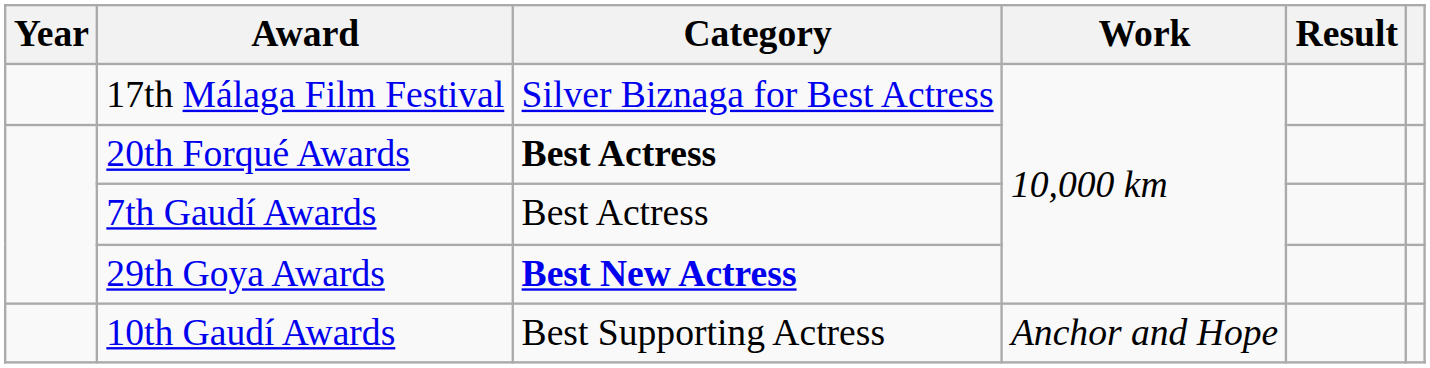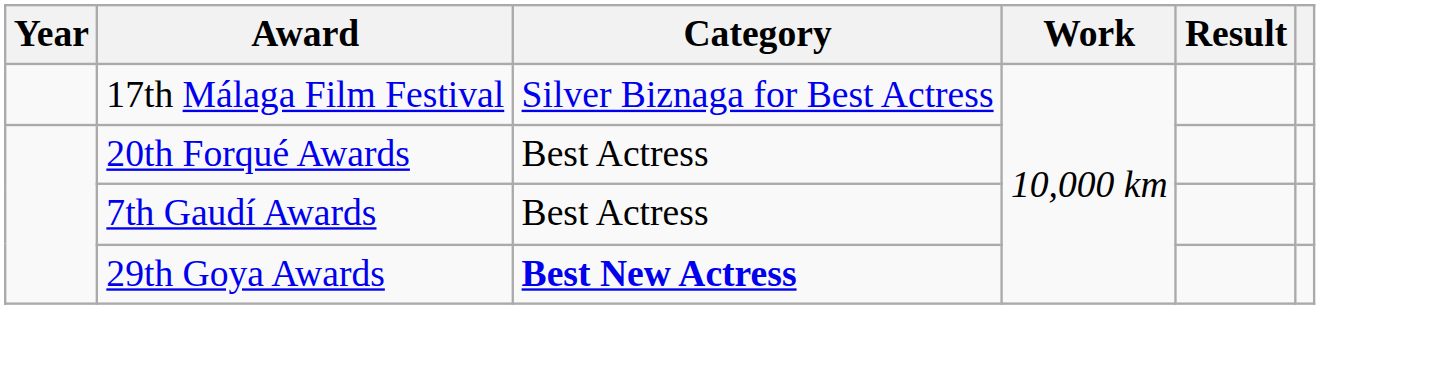(619, 153) bold -> (615, 153) normal
- row: (251, 332)
